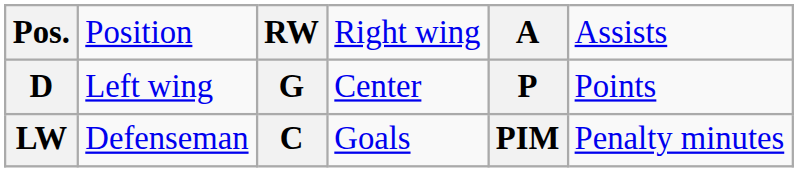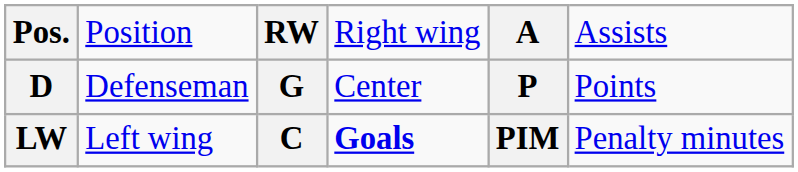(149, 85) Left wing -> (167, 85) Defenseman
(167, 139) Defenseman -> (149, 139) Left wing
(372, 139) normal -> (374, 139) bold
